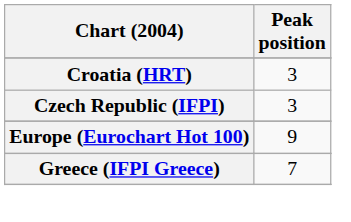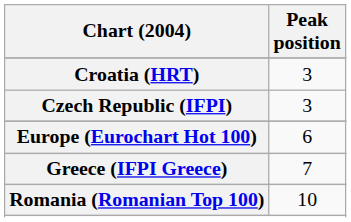(292, 136) 9 -> (307, 136) 6
+ row: (137, 199)
